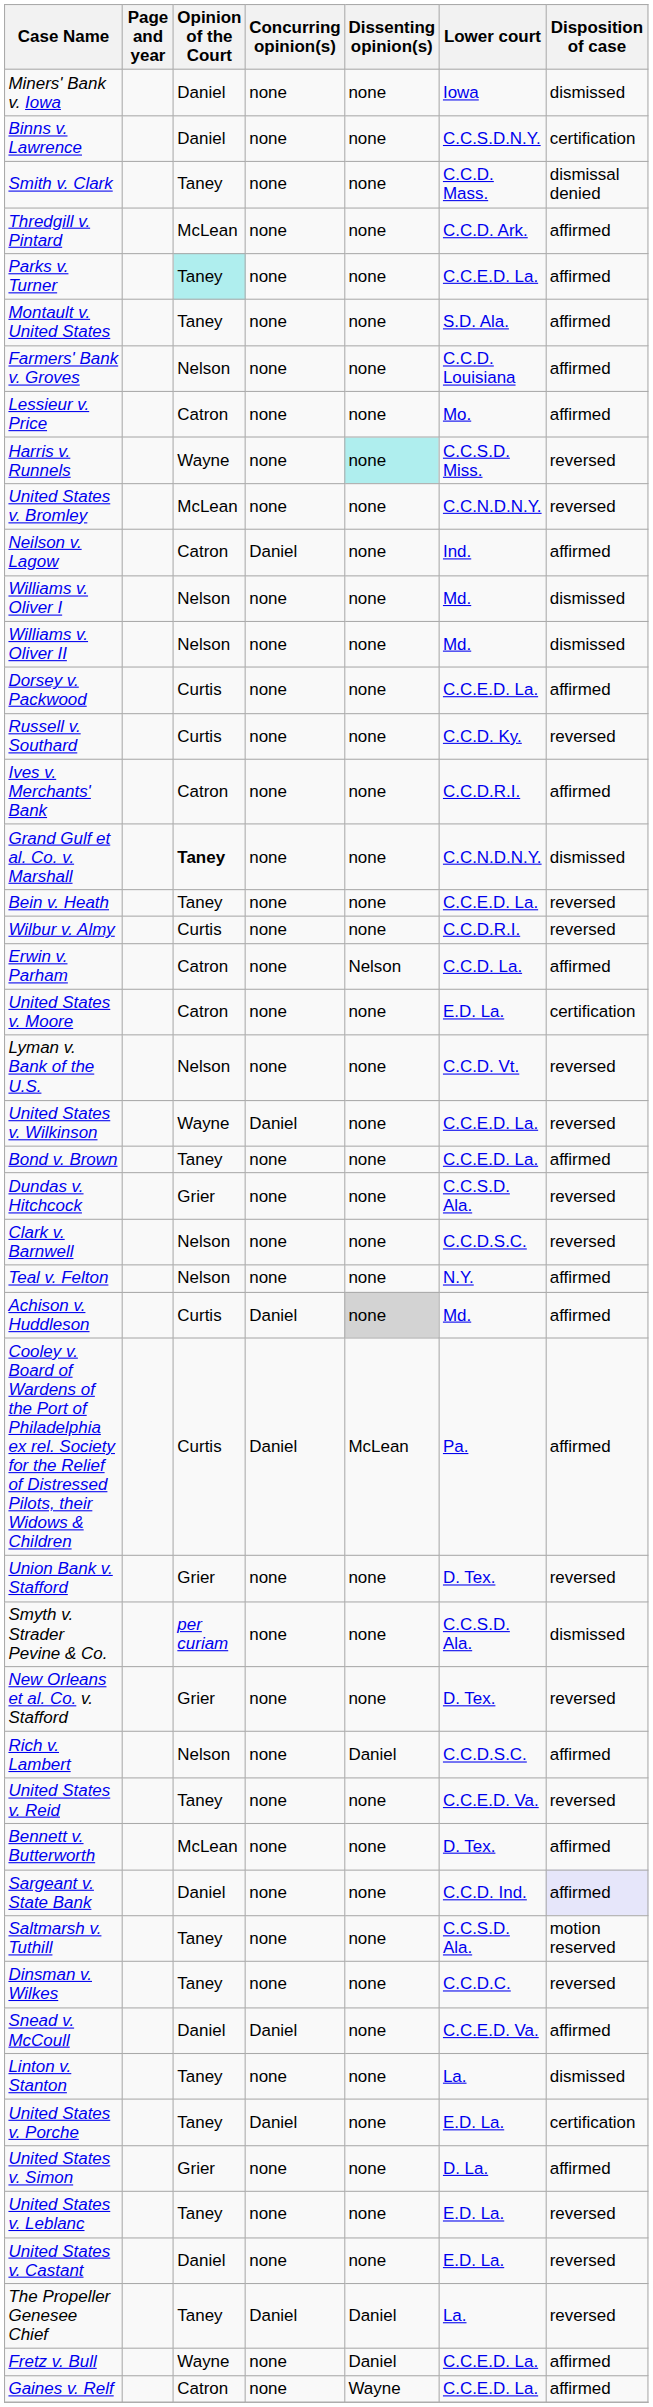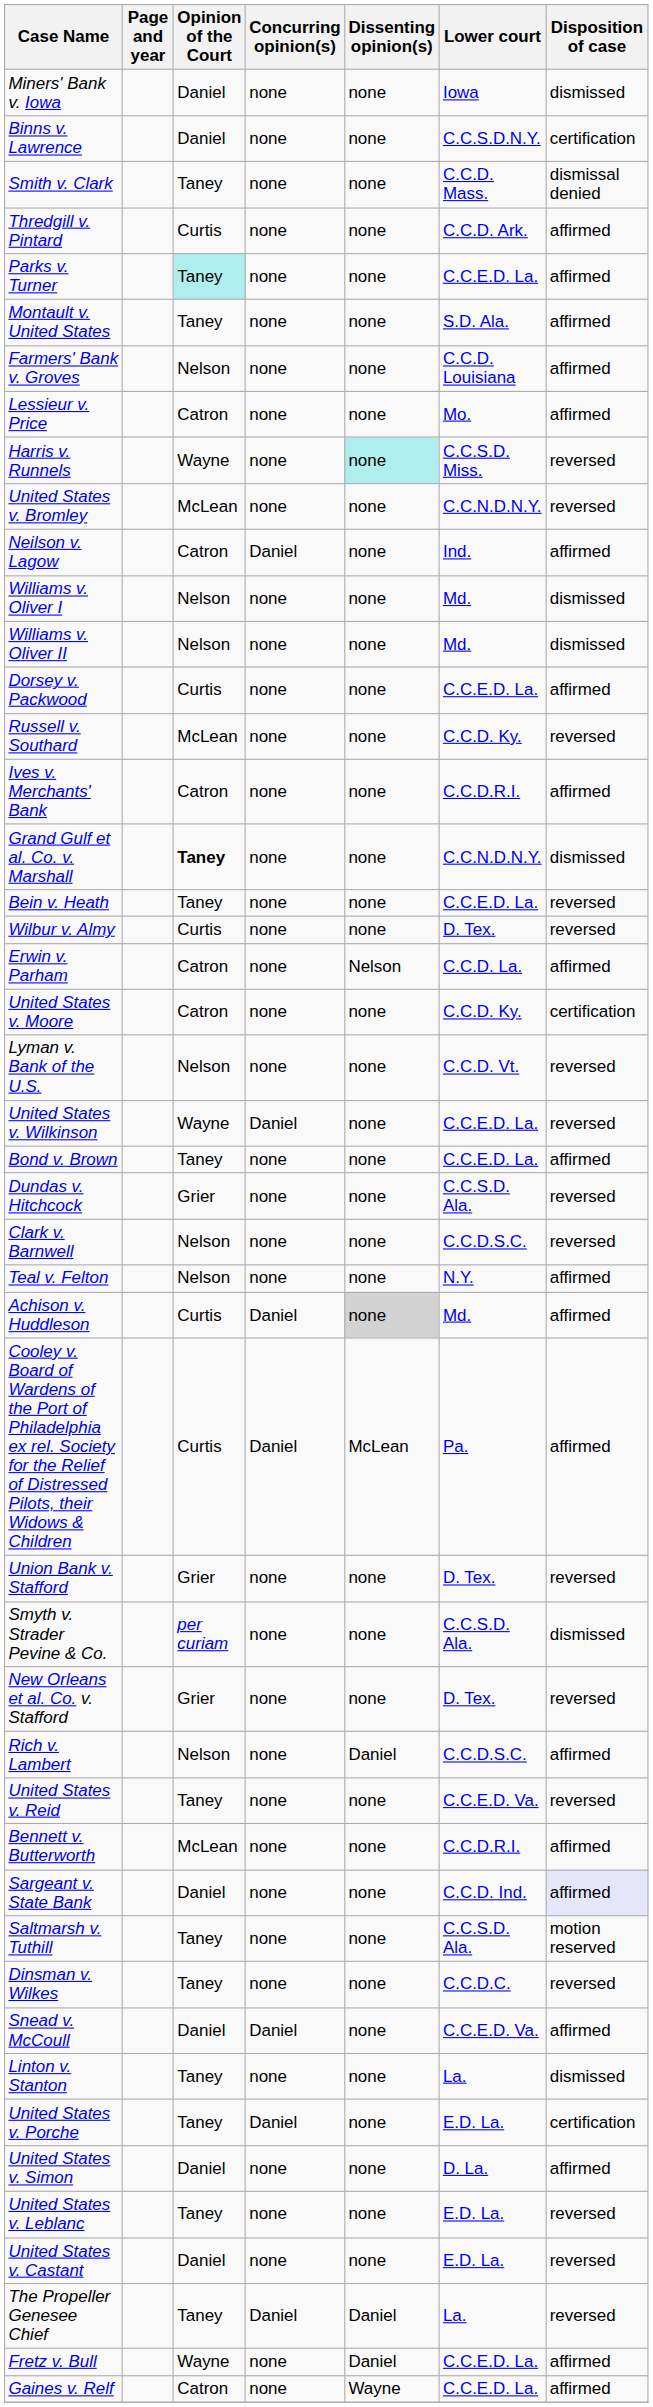(207, 230) McLean -> (199, 230) Curtis
(199, 736) Curtis -> (207, 736) McLean
(482, 929) C.C.D.R.I. -> (469, 929) D. Tex.
(474, 1012) E.D. La. -> (482, 1012) C.C.D. Ky.
(469, 1846) D. Tex. -> (482, 1846) C.C.D.R.I.
(196, 2168) Grier -> (201, 2168) Daniel
